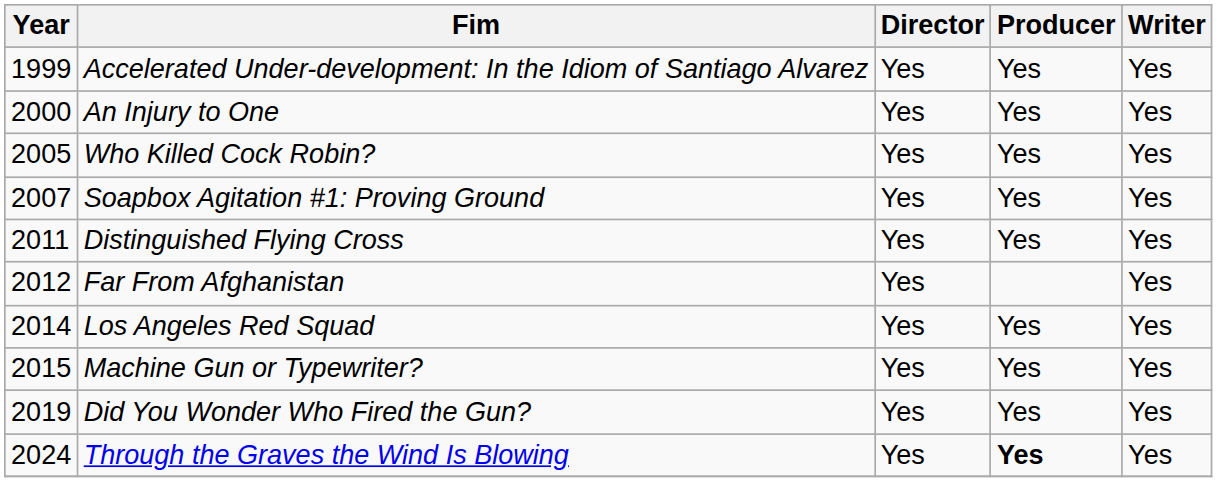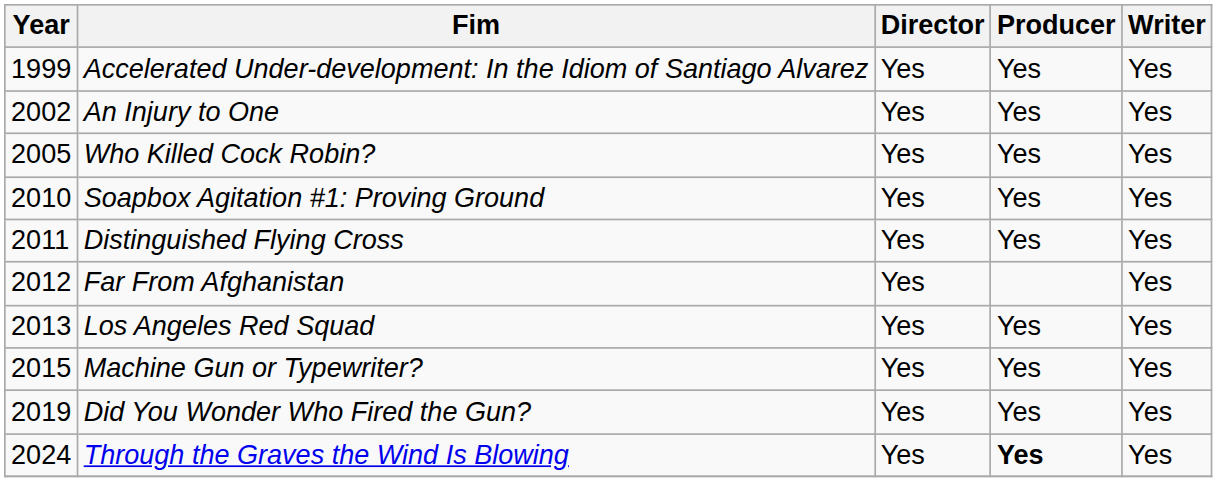(41, 111) 2000 -> (41, 111) 2002
(41, 197) 2007 -> (41, 197) 2010
(41, 326) 2014 -> (41, 326) 2013
